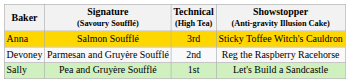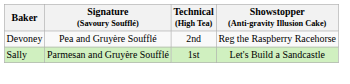- row: (17, 39)
(108, 54) Parmesan and Gruyère Soufflé -> (108, 39) Pea and Gruyère Soufflé
(108, 70) Pea and Gruyère Soufflé -> (108, 54) Parmesan and Gruyère Soufflé
